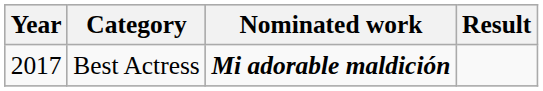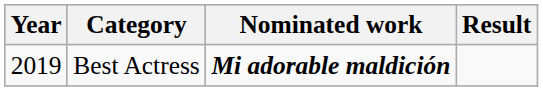(36, 65) 2017 -> (36, 65) 2019
